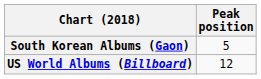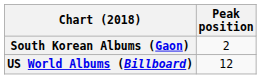(226, 46) 5 -> (226, 46) 2
